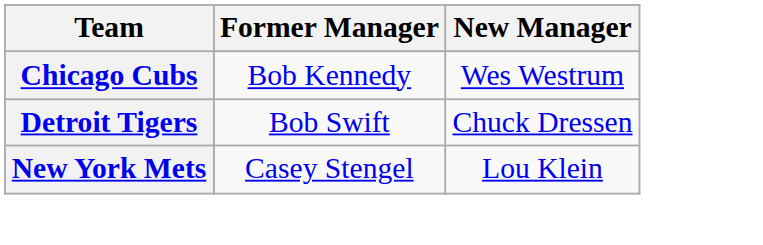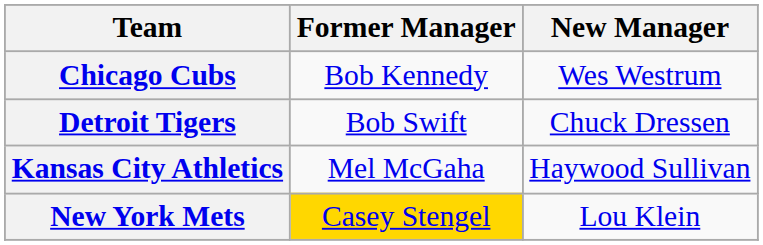+ row: (147, 168)
(329, 168) no background -> (406, 215) gold background
